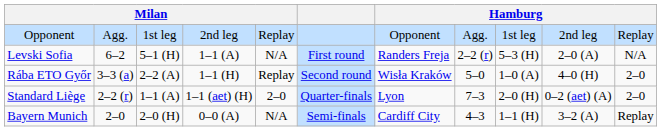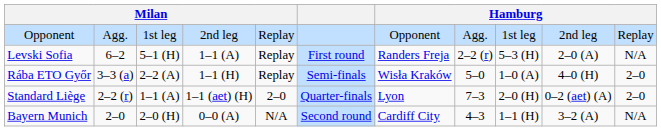(276, 55) N/A -> (276, 55) Replay
(336, 75) Second round -> (336, 75) Semi-finals
(336, 116) Semi-finals -> (336, 116) Second round
(636, 116) Replay -> (636, 116) N/A
